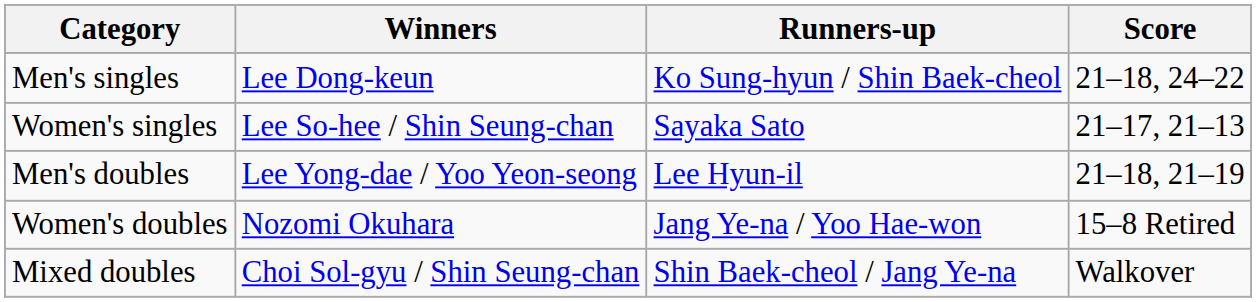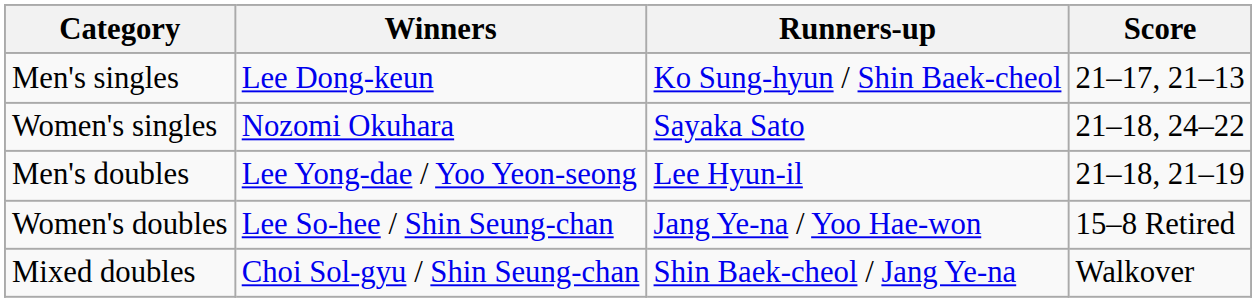(1160, 77) 21–18, 24–22 -> (1160, 77) 21–17, 21–13
(428, 126) Lee So-hee / Shin Seung-chan -> (348, 126) Nozomi Okuhara
(1160, 126) 21–17, 21–13 -> (1160, 126) 21–18, 24–22
(348, 223) Nozomi Okuhara -> (428, 223) Lee So-hee / Shin Seung-chan
